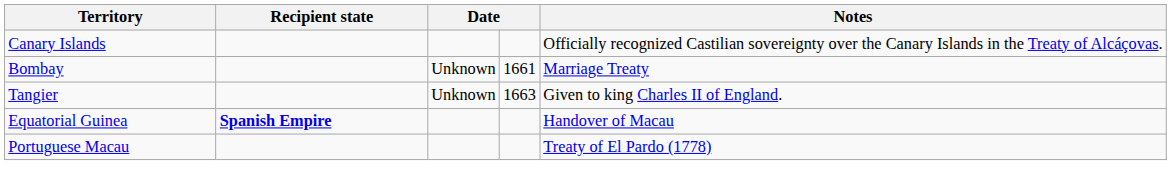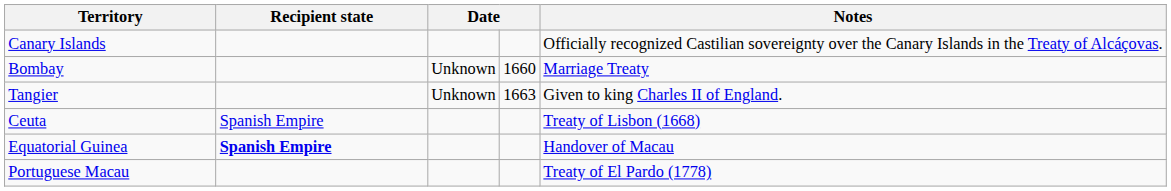(520, 69) 1661 -> (520, 69) 1660
+ row: (27, 120)
